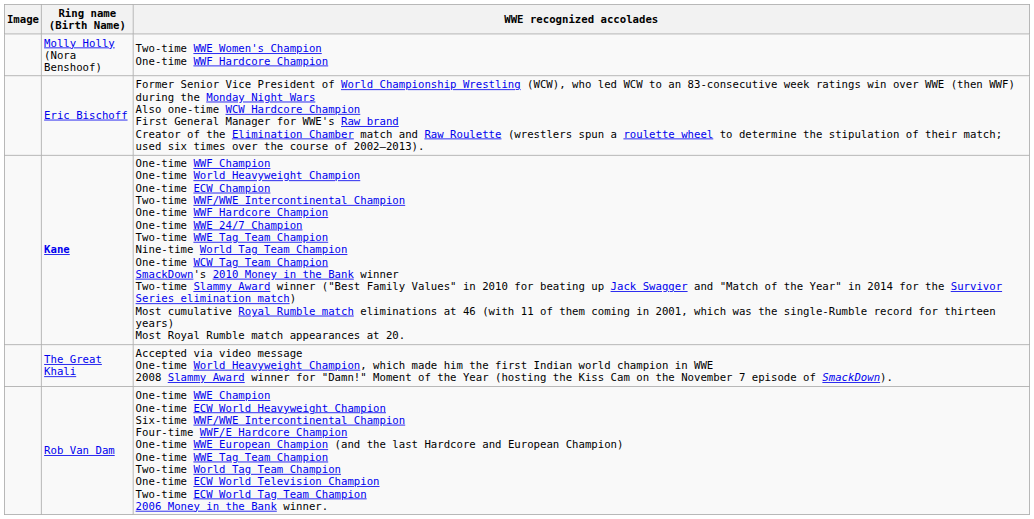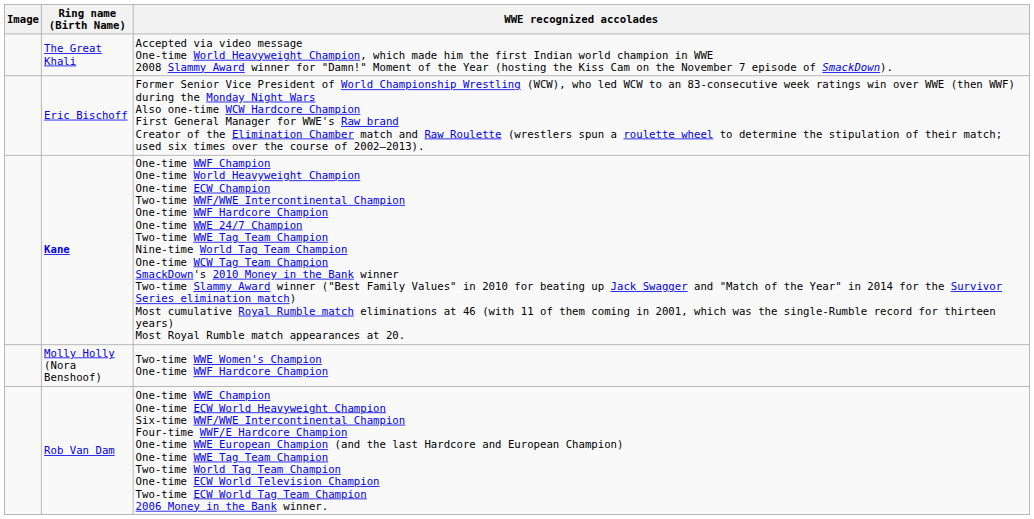rows swapped: (79, 55) <-> (73, 365)
